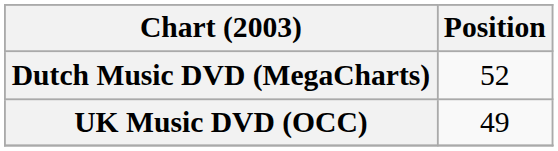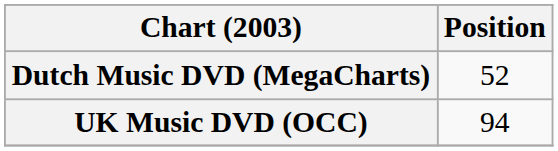(495, 121) 49 -> (495, 121) 94
